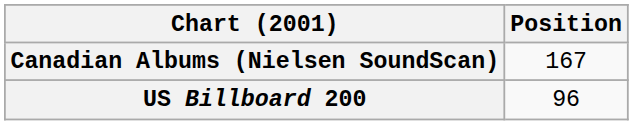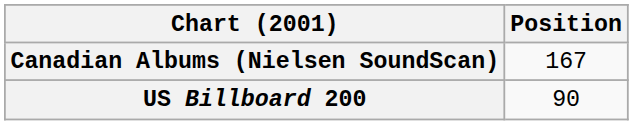(566, 100) 96 -> (566, 100) 90
